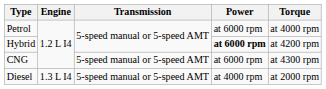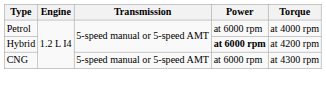- row: (20, 76)
